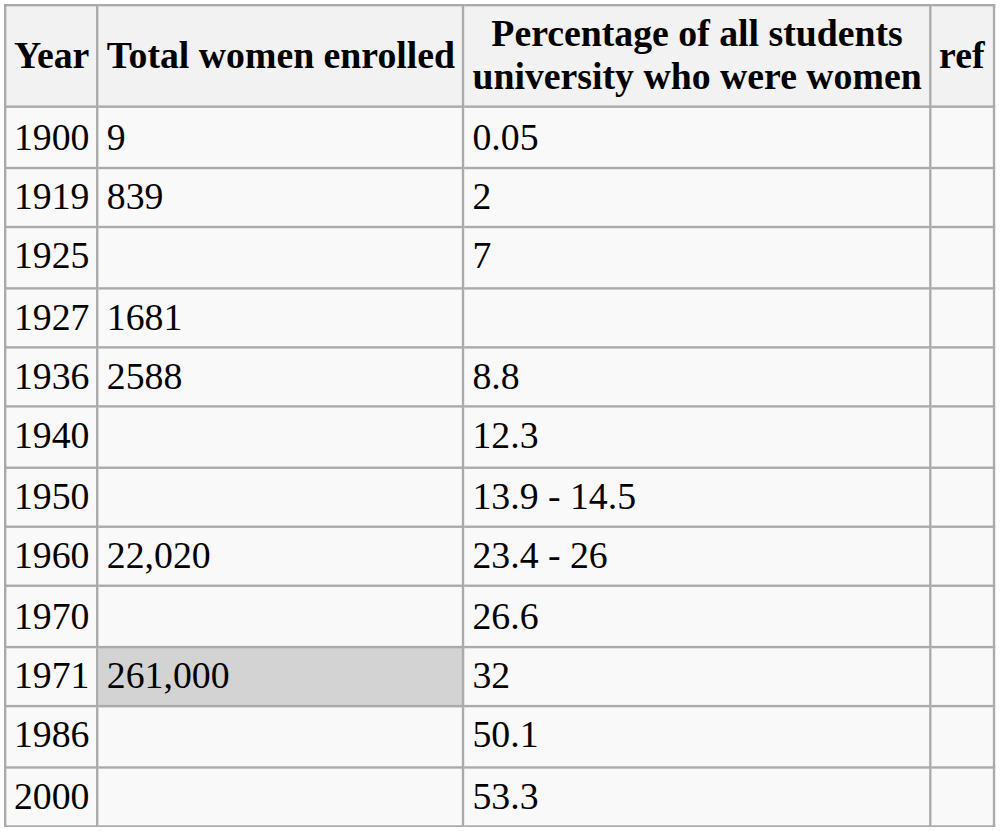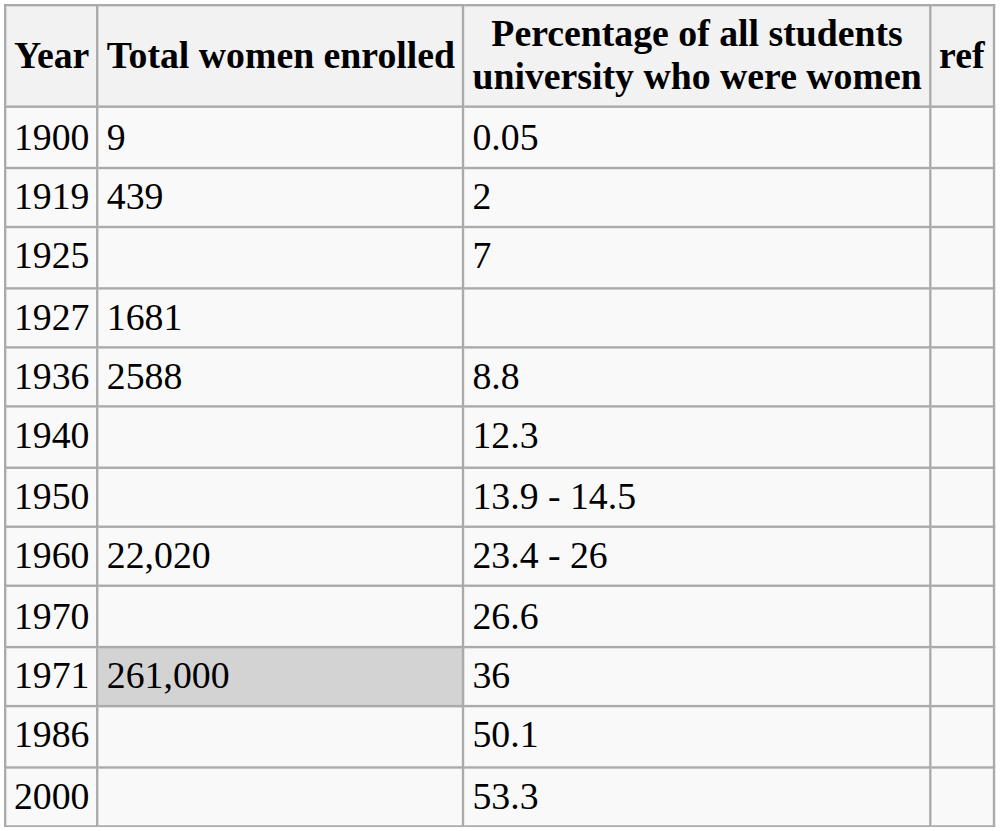(135, 196) 839 -> (135, 196) 439
(491, 675) 32 -> (491, 675) 36
